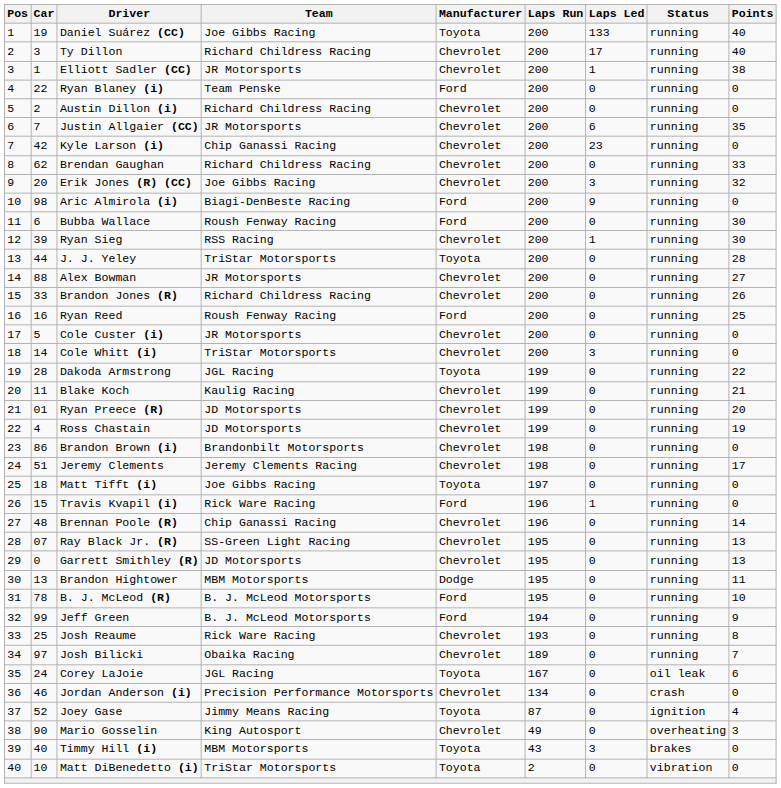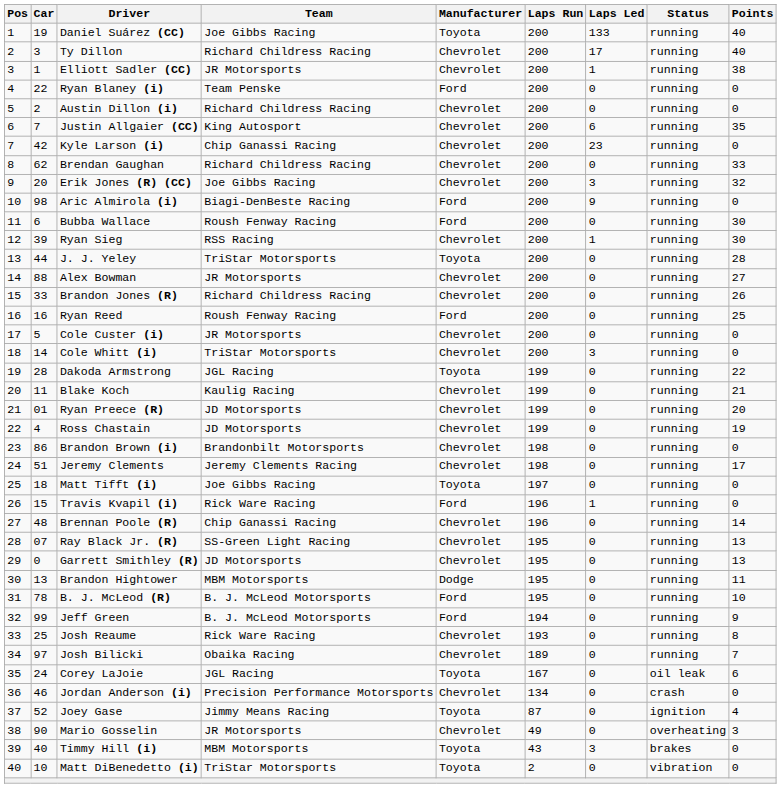(253, 127) JR Motorsports -> (253, 127) King Autosport
(253, 730) King Autosport -> (253, 730) JR Motorsports
